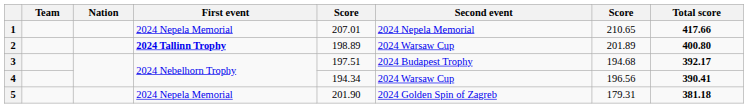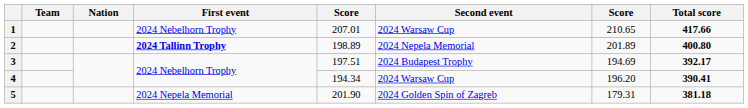(185, 29) 2024 Nepela Memorial -> (186, 29) 2024 Nebelhorn Trophy
(426, 29) 2024 Nepela Memorial -> (416, 29) 2024 Warsaw Cup
(416, 45) 2024 Warsaw Cup -> (426, 45) 2024 Nepela Memorial
(621, 62) 194.68 -> (621, 62) 194.69
(621, 78) 196.56 -> (621, 78) 196.20
